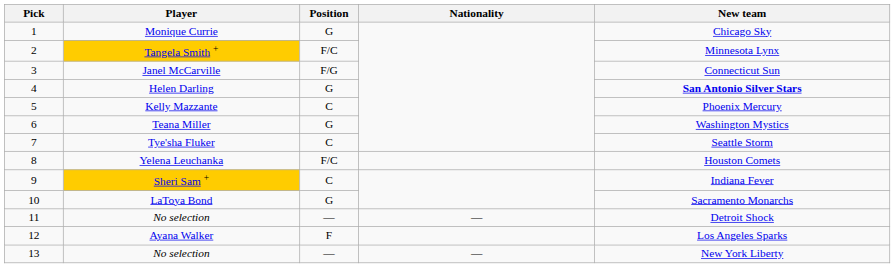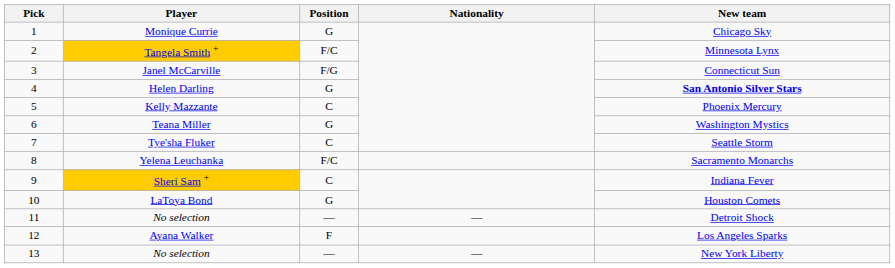(742, 160) Houston Comets -> (742, 160) Sacramento Monarchs
(742, 199) Sacramento Monarchs -> (742, 199) Houston Comets
